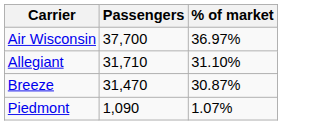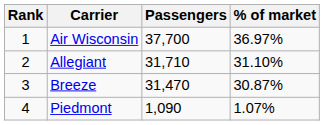+ column: (26, 16)
